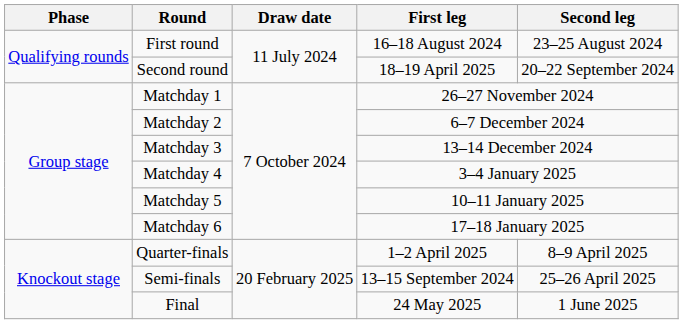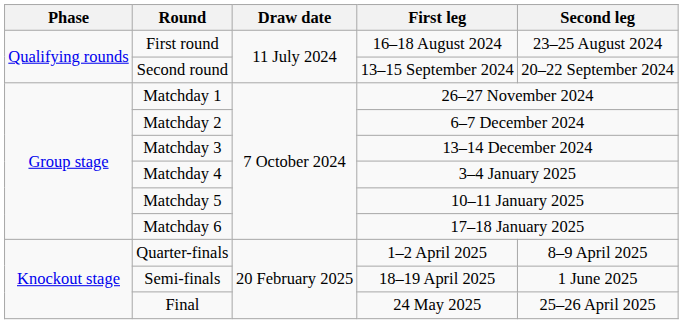(437, 69) 18–19 April 2025 -> (437, 69) 13–15 September 2024
(437, 278) 13–15 September 2024 -> (437, 278) 18–19 April 2025
(598, 278) 25–26 April 2025 -> (598, 278) 1 June 2025
(598, 305) 1 June 2025 -> (598, 305) 25–26 April 2025
